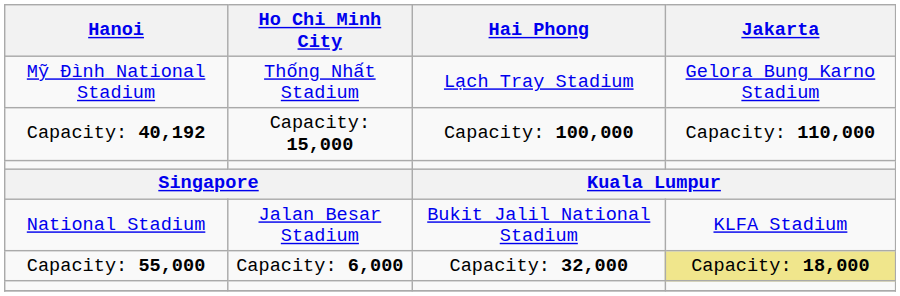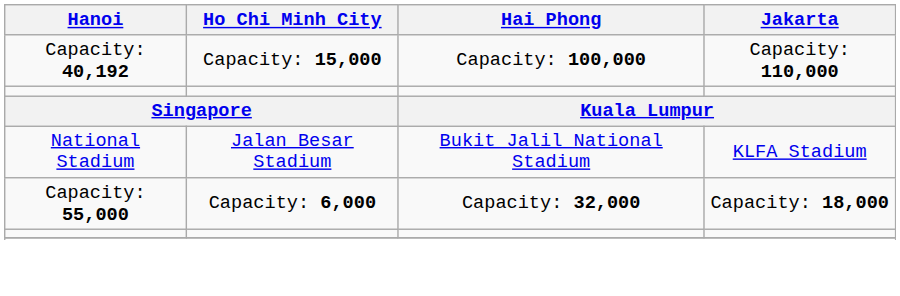- row: (116, 82)
(780, 266) khaki background -> (800, 204) no background
